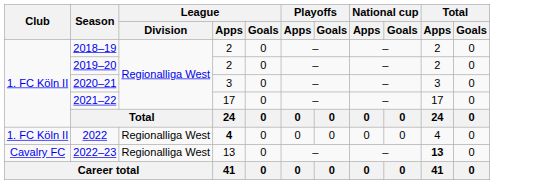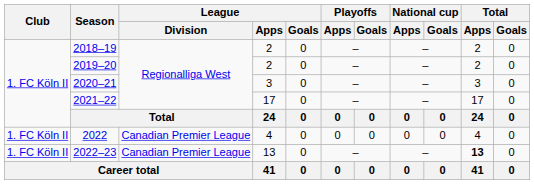(166, 135) Regionalliga West -> (186, 135) Canadian Premier League
(229, 135) bold -> (269, 135) normal
(38, 153) Cavalry FC -> (38, 153) 1. FC Köln II
(166, 153) Regionalliga West -> (186, 153) Canadian Premier League
